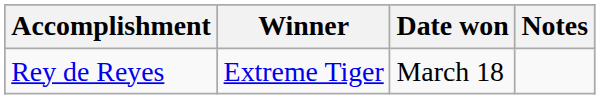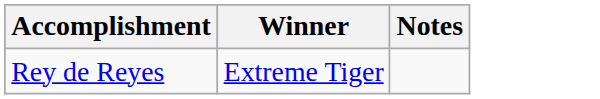- column: (453, 26)
